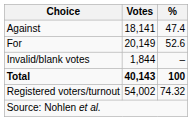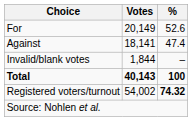rows swapped: (14, 44) <-> (23, 28)
(173, 92) normal -> (173, 92) bold
